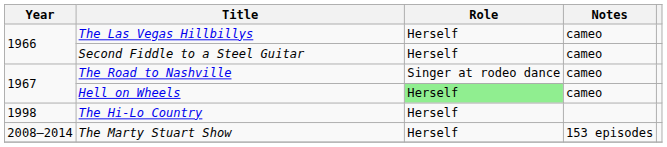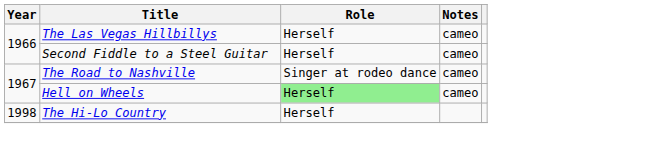- row: (155, 133)
